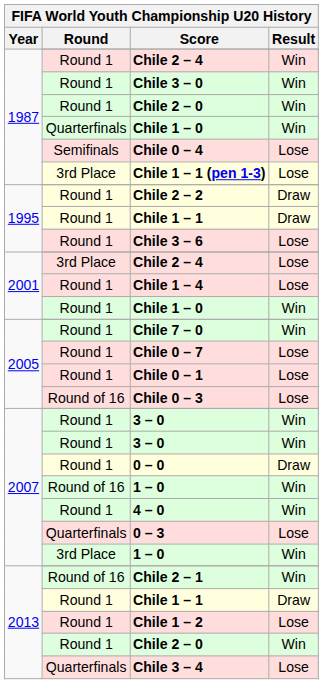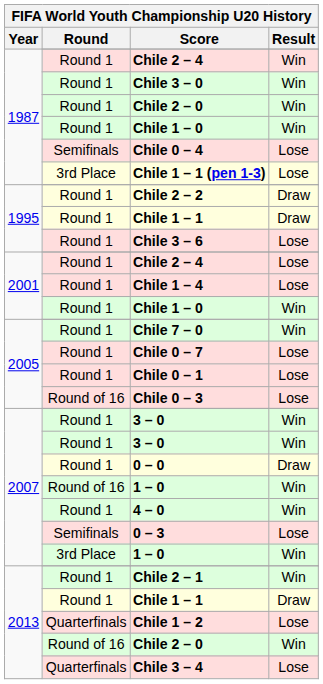(86, 128) Quarterfinals -> (86, 128) Round 1
(86, 263) 3rd Place -> (86, 263) Round 1
(86, 533) Quarterfinals -> (86, 533) Semifinals
(86, 577) Round of 16 -> (86, 577) Round 1
(86, 622) Round 1 -> (86, 622) Quarterfinals
(86, 645) Round 1 -> (86, 645) Round of 16
